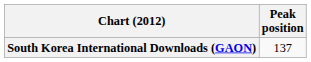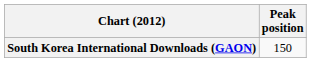(283, 47) 137 -> (283, 47) 150
